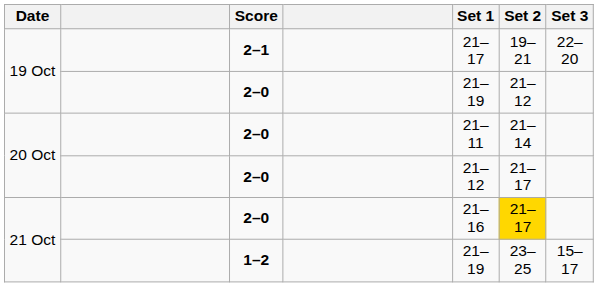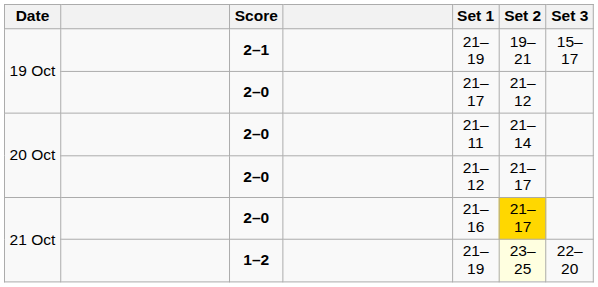(476, 50) 21–17 -> (476, 50) 21–19
(570, 50) 22–20 -> (570, 50) 15–17
(476, 92) 21–19 -> (476, 92) 21–17
(523, 260) no background -> (523, 260) lightyellow background
(570, 260) 15–17 -> (570, 260) 22–20
